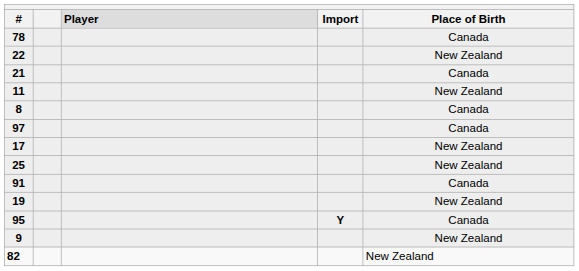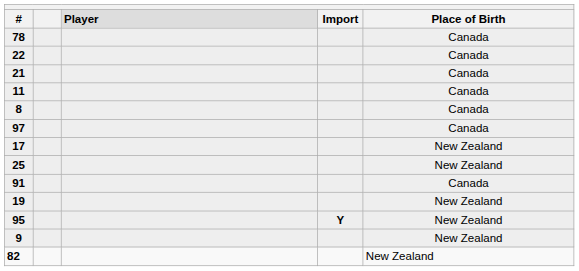(469, 55) New Zealand -> (469, 55) Canada
(469, 92) New Zealand -> (469, 92) Canada
(469, 219) Canada -> (469, 219) New Zealand
